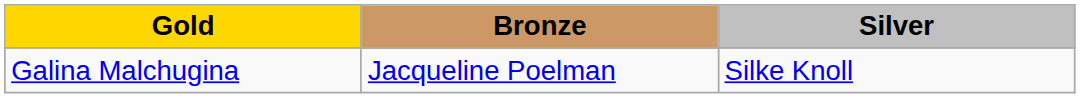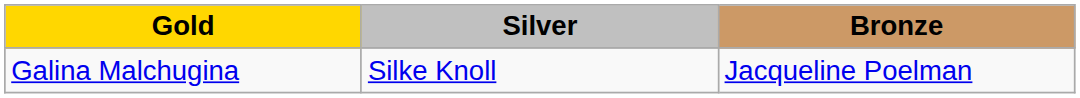columns swapped: (897, 26) <-> (540, 26)
